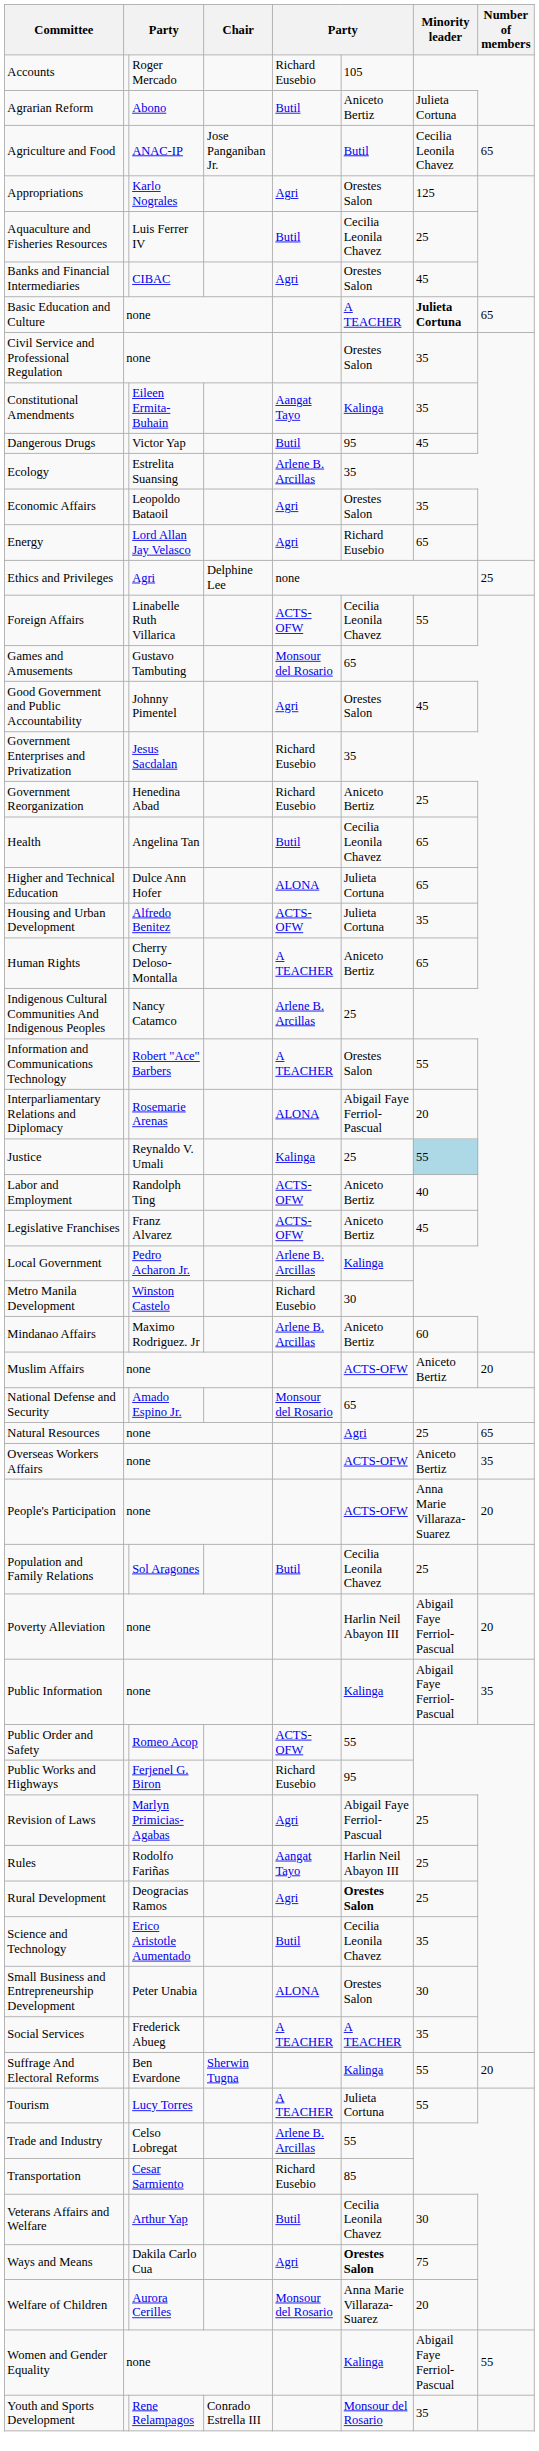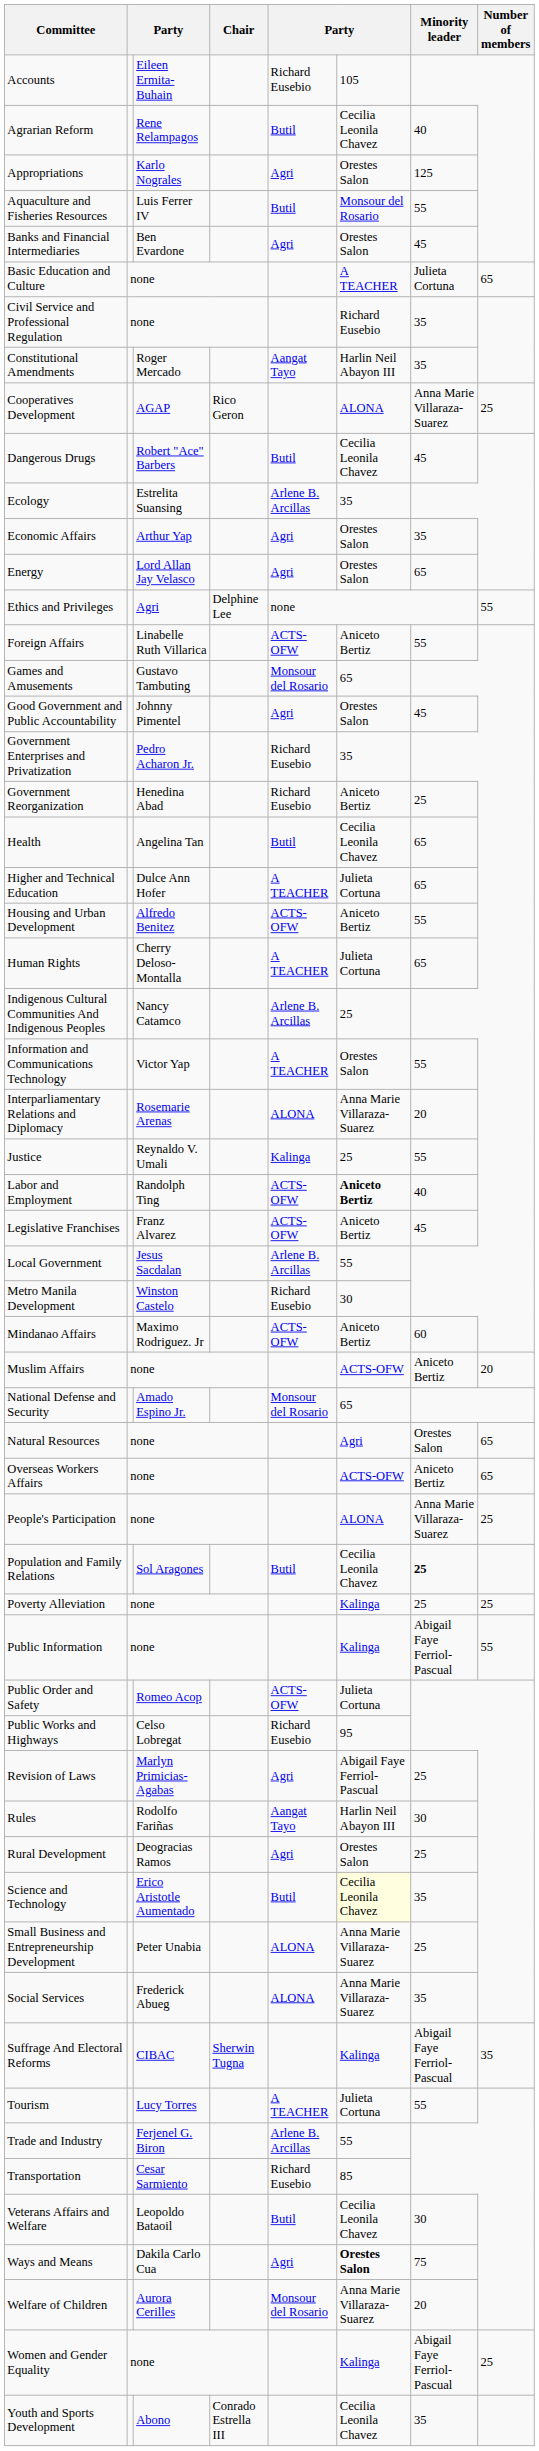(154, 72) Roger Mercado -> (155, 80) Eileen Ermita-Buhain
(149, 108) Abono -> (167, 130) Rene Relampagos
(364, 108) Aniceto Bertiz -> (359, 130) Cecilia Leonila Chavez
(436, 108) Julieta Cortuna -> (420, 130) 40
- row: (61, 151)
(363, 236) Cecilia Leonila Chavez -> (372, 208) Monsour del Rosario
(422, 236) 25 -> (420, 208) 55
(151, 279) CIBAC -> (160, 244) Ben Evardone
(439, 315) bold -> (434, 279) normal
(363, 358) Orestes Salon -> (360, 322) Richard Eusebio
(151, 408) Eileen Ermita-Buhain -> (158, 365) Roger Mercado
(364, 408) Kalinga -> (368, 365) Harlin Neil Abayon III
+ row: (41, 408)
(159, 443) Victor Yap -> (170, 458) Robert "Ace" Barbers
(350, 443) 95 -> (359, 458) Cecilia Leonila Chavez
(156, 507) Leopoldo Bataoil -> (164, 536) Arthur Yap
(364, 542) Richard Eusebio -> (359, 572) Orestes Salon
(487, 578) 25 -> (487, 607) 55
(363, 620) Cecilia Leonila Chavez -> (360, 643) Aniceto Bertiz
(155, 756) Jesus Sacdalan -> (165, 756) Pedro Acharon Jr.
(297, 885) ALONA -> (299, 885) A TEACHER
(364, 920) Julieta Cortuna -> (360, 920) Aniceto Bertiz
(422, 920) 35 -> (420, 920) 55
(364, 963) Aniceto Bertiz -> (360, 963) Julieta Cortuna
(166, 1064) Robert "Ace" Barbers -> (163, 1064) Victor Yap
(376, 1114) Abigail Faye Ferriol-Pascual -> (370, 1114) Anna Marie Villaraza-Suarez
(422, 1157) lightblue background -> (420, 1157) no background
(364, 1192) normal -> (360, 1192) bold
(161, 1263) Pedro Acharon Jr. -> (159, 1263) Jesus Sacdalan
(364, 1263) Kalinga -> (346, 1263) 55
(300, 1334) Arlene B. Arcillas -> (289, 1334) ACTS-OFW
(422, 1433) 25 -> (433, 1440) Orestes Salon
(487, 1461) 35 -> (487, 1476) 65
(376, 1511) ACTS-OFW -> (362, 1519) ALONA
(487, 1511) 20 -> (487, 1519) 25
(422, 1569) normal -> (420, 1569) bold
(372, 1627) Harlin Neil Abayon III -> (360, 1604) Kalinga
(435, 1627) Abigail Faye Ferriol-Pascual -> (420, 1604) 25
(487, 1627) 20 -> (487, 1604) 25
(487, 1692) 35 -> (487, 1647) 55
(350, 1742) 55 -> (360, 1698) Julieta Cortuna
(160, 1777) Ferjenel G. Biron -> (159, 1733) Celso Lobregat
(422, 1863) 25 -> (420, 1819) 30
(364, 1898) bold -> (359, 1854) normal
(363, 1941) no background -> (359, 1897) lightyellow background
(363, 1992) Orestes Salon -> (370, 1947) Anna Marie Villaraza-Suarez
(422, 1992) 30 -> (420, 1947) 25
(304, 2034) A TEACHER -> (293, 1997) ALONA
(373, 2034) A TEACHER -> (370, 1997) Anna Marie Villaraza-Suarez
(156, 2070) Ben Evardone -> (155, 2055) CIBAC
(422, 2070) 55 -> (433, 2055) Abigail Faye Ferriol-Pascual
(487, 2070) 20 -> (487, 2055) 35
(155, 2141) Celso Lobregat -> (164, 2141) Ferjenel G. Biron
(160, 2219) Arthur Yap -> (160, 2219) Leopoldo Bataoil
(487, 2362) 55 -> (487, 2362) 25
(163, 2413) Rene Relampagos -> (153, 2420) Abono
(376, 2413) Monsour del Rosario -> (359, 2420) Cecilia Leonila Chavez
